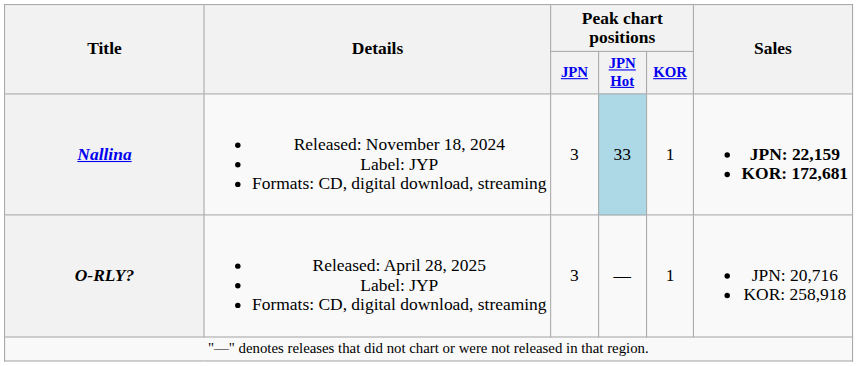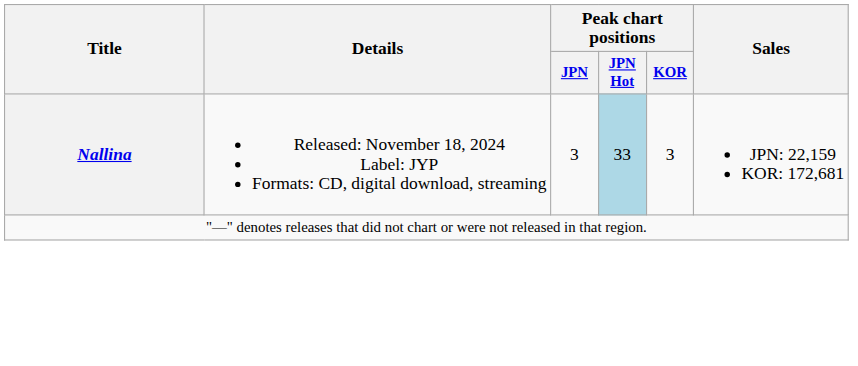(670, 154) 1 -> (670, 154) 3
(773, 164) bold -> (771, 164) normal
- row: (104, 275)
